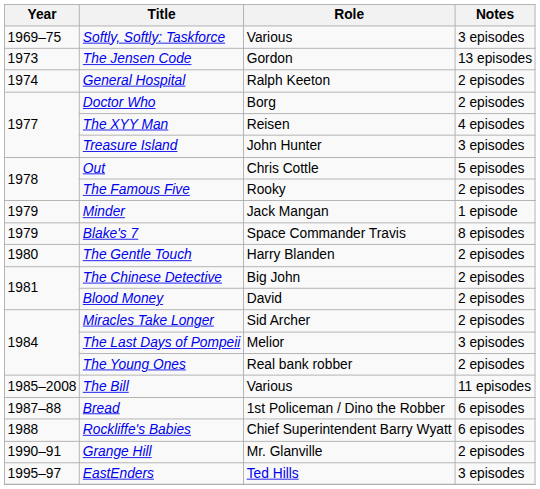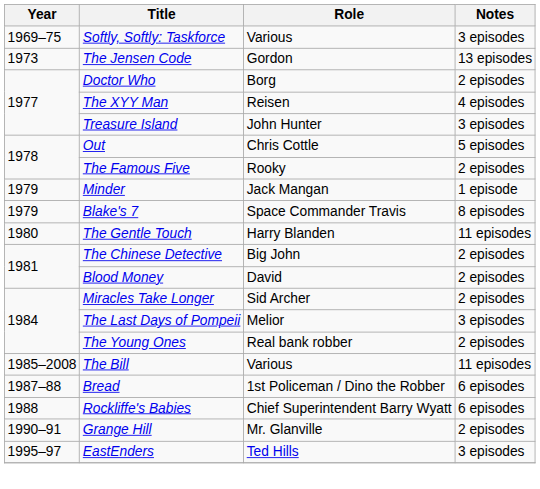- row: (134, 80)
(491, 255) 2 episodes -> (495, 233) 11 episodes
